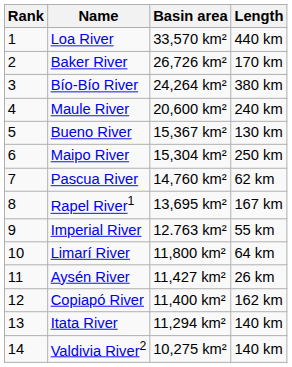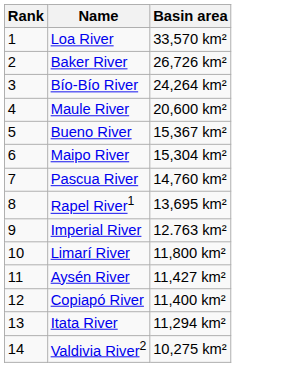- column: (259, 16)
